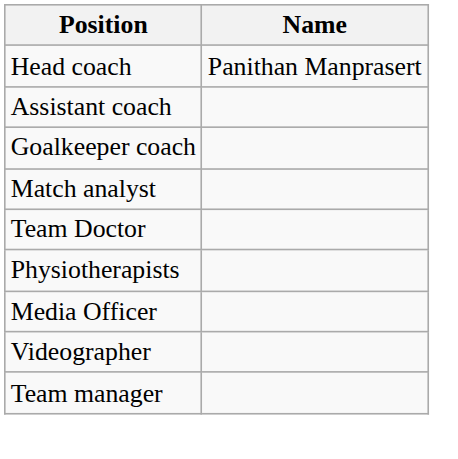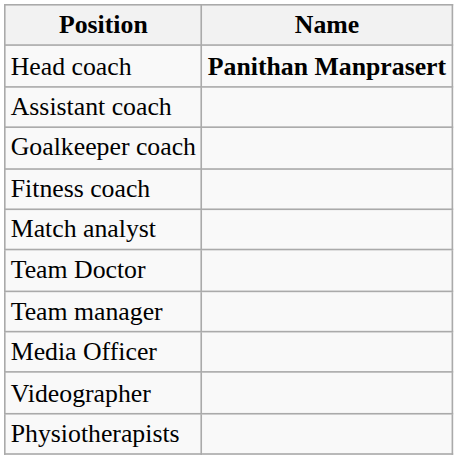(315, 65) normal -> (327, 65) bold
+ row: (81, 188)
rows swapped: (95, 270) <-> (87, 392)
